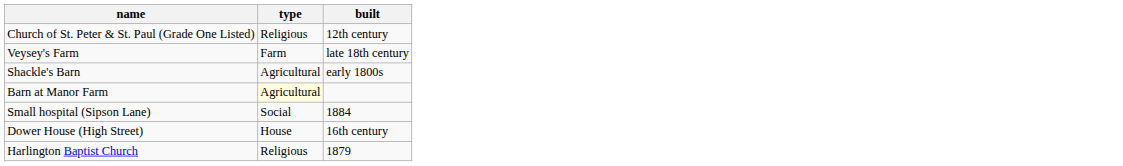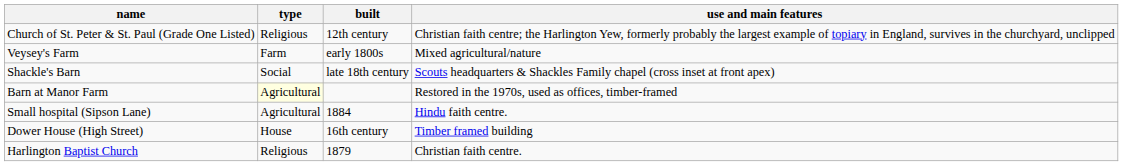+ column: (765, 14)
(368, 53) late 18th century -> (355, 53) early 1800s
(290, 72) Agricultural -> (276, 72) Social
(355, 72) early 1800s -> (368, 72) late 18th century
(276, 111) Social -> (290, 111) Agricultural
